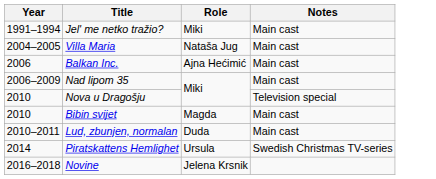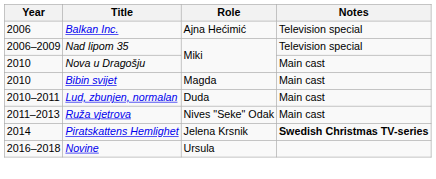- row: (114, 30)
- row: (90, 47)
(276, 64) Main cast -> (321, 30) Television special
(276, 81) Main cast -> (321, 47) Television special
(295, 98) Television special -> (302, 64) Main cast
+ row: (98, 115)
(199, 149) Ursula -> (216, 132) Jelena Krsnik
(323, 149) normal -> (354, 132) bold
(216, 166) Jelena Krsnik -> (199, 149) Ursula
